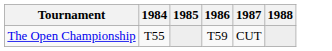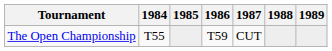+ column: (312, 15)
